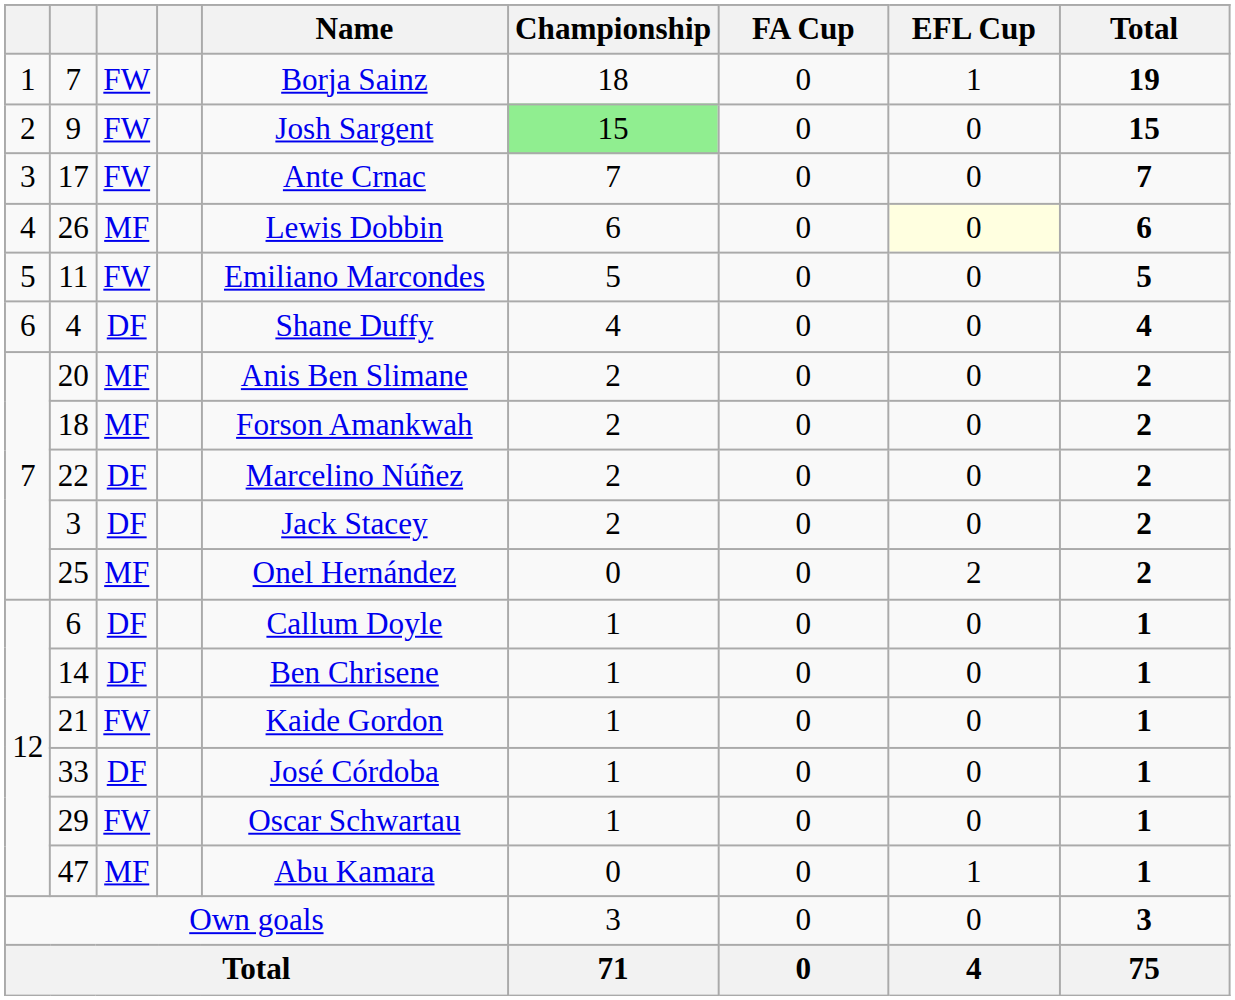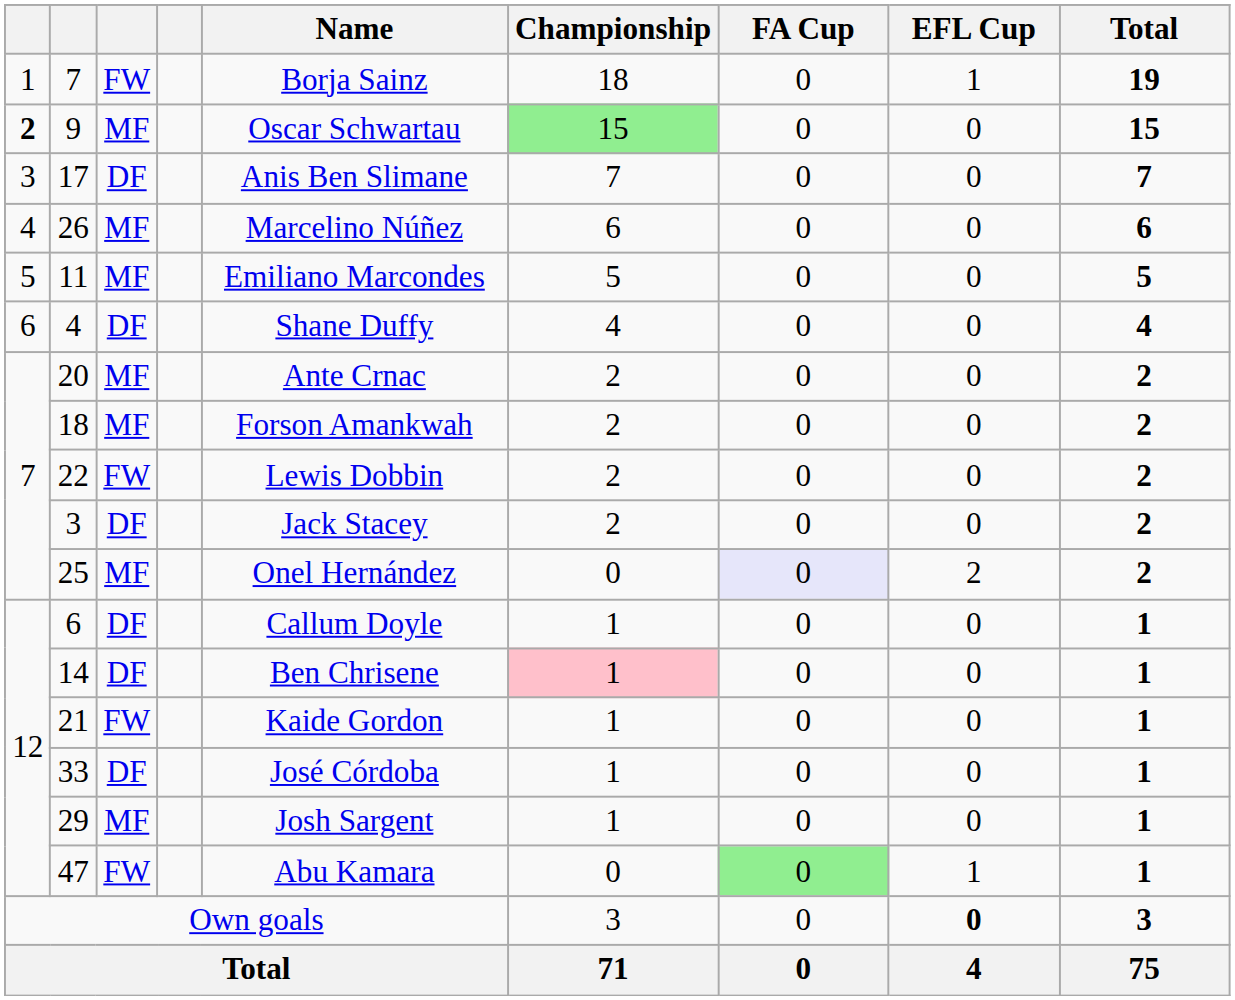(28, 128) normal -> (28, 128) bold
(127, 128) FW -> (127, 128) MF
(354, 128) Josh Sargent -> (354, 128) Oscar Schwartau
(127, 177) FW -> (127, 177) DF
(354, 177) Ante Crnac -> (354, 177) Anis Ben Slimane
(354, 227) Lewis Dobbin -> (354, 227) Marcelino Núñez
(974, 227) lightyellow background -> (974, 227) no background
(127, 276) FW -> (127, 276) MF
(354, 375) Anis Ben Slimane -> (354, 375) Ante Crnac
(127, 474) DF -> (127, 474) FW
(354, 474) Marcelino Núñez -> (354, 474) Lewis Dobbin
(803, 573) no background -> (803, 573) lavender background
(613, 672) no background -> (613, 672) pink background
(127, 820) FW -> (127, 820) MF
(354, 820) Oscar Schwartau -> (354, 820) Josh Sargent
(127, 870) MF -> (127, 870) FW
(803, 870) no background -> (803, 870) lightgreen background
(974, 919) normal -> (974, 919) bold
